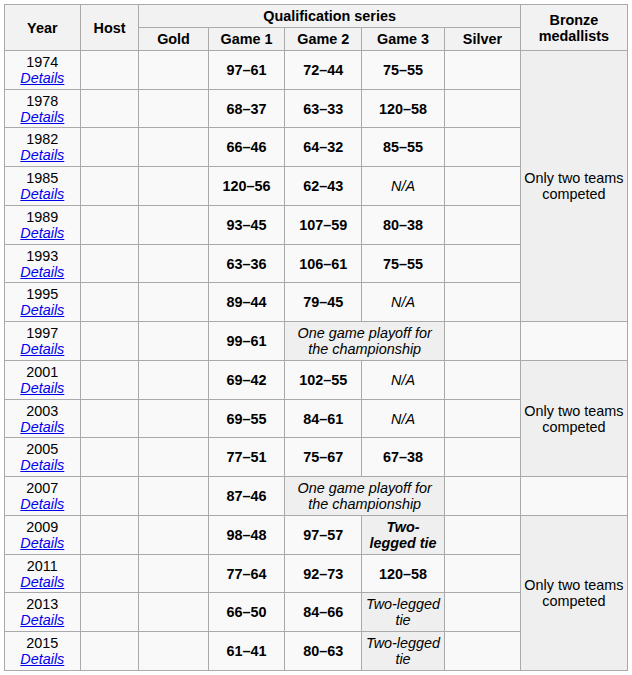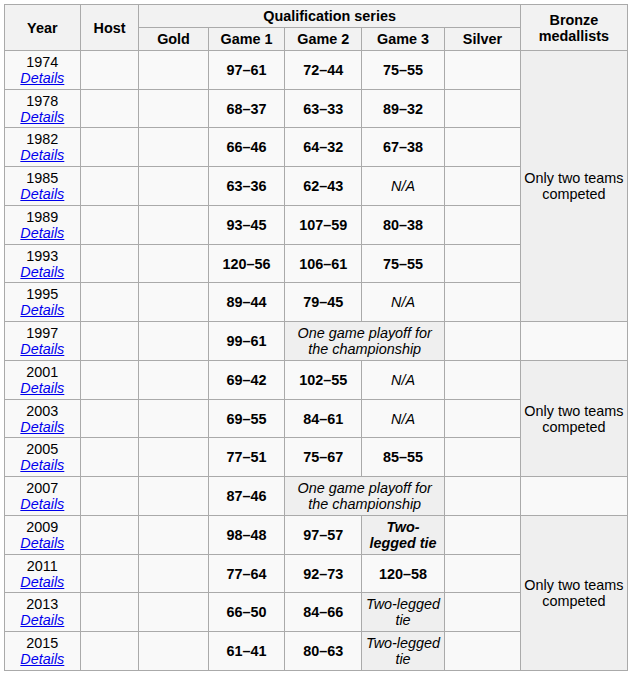(403, 109) 120–58 -> (403, 109) 89–32
(403, 147) 85–55 -> (403, 147) 67–38
(247, 186) 120–56 -> (247, 186) 63–36
(247, 264) 63–36 -> (247, 264) 120–56
(403, 457) 67–38 -> (403, 457) 85–55
